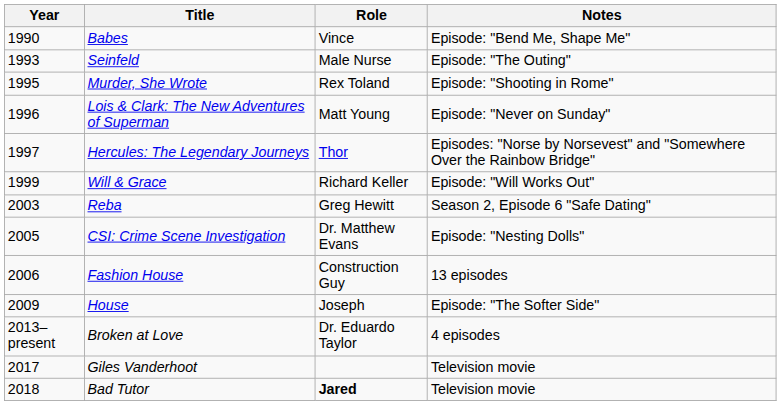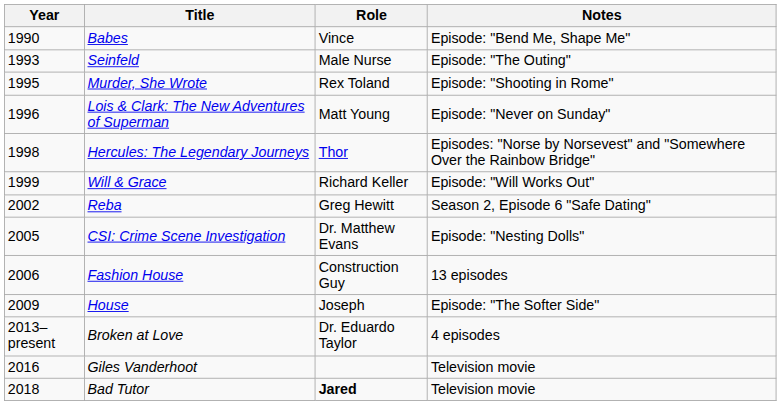(24, 152) 1997 -> (24, 152) 1998
(24, 205) 2003 -> (24, 205) 2002
(24, 366) 2017 -> (24, 366) 2016
